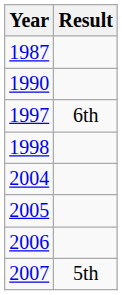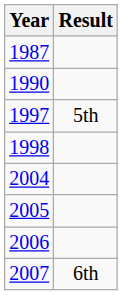(86, 115) 6th -> (86, 115) 5th
(86, 274) 5th -> (86, 274) 6th
